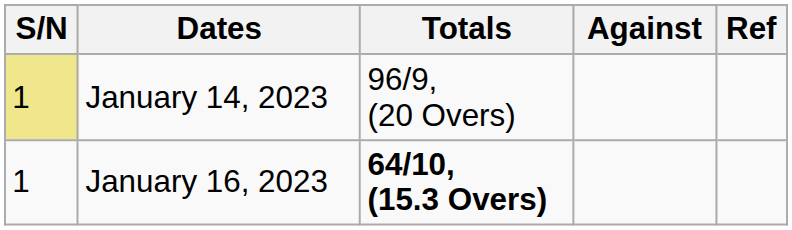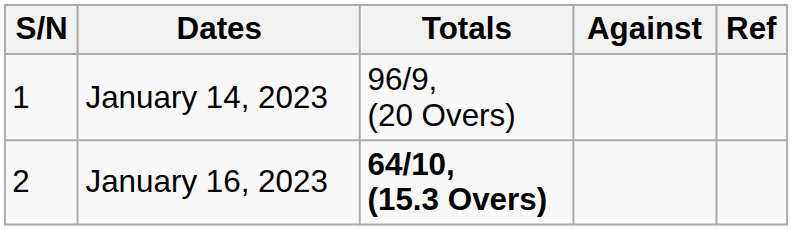(21, 96) khaki background -> (21, 96) no background
(21, 181) 1 -> (21, 181) 2
